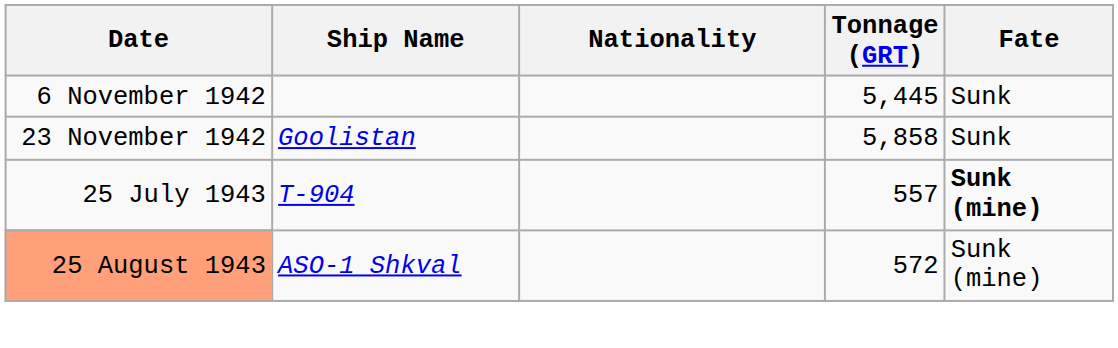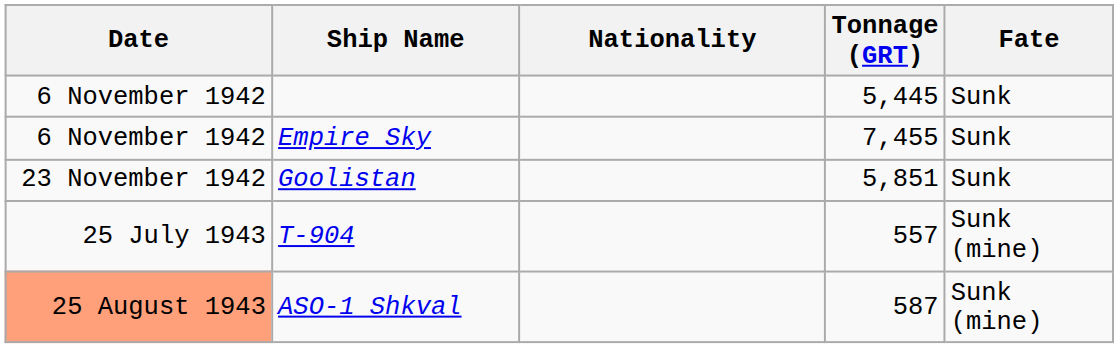+ row: (355, 138)
(900, 138) 5,858 -> (900, 180) 5,851
(997, 194) bold -> (997, 236) normal
(916, 265) 572 -> (916, 307) 587
